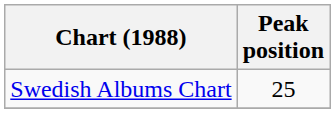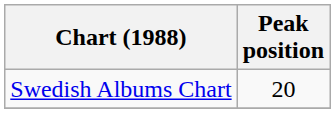(283, 88) 25 -> (283, 88) 20
